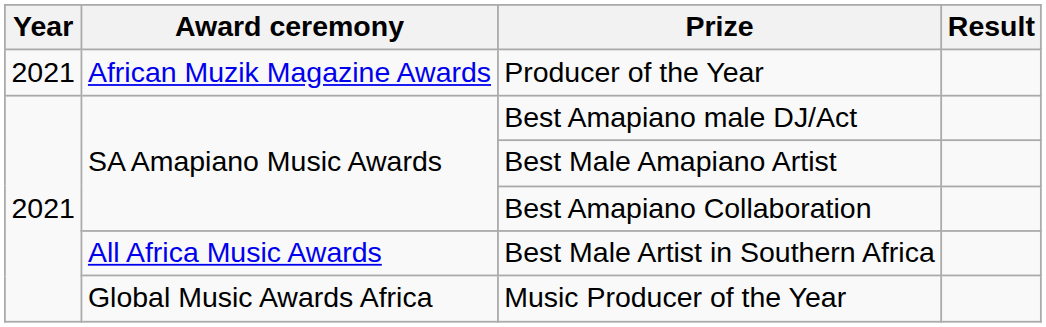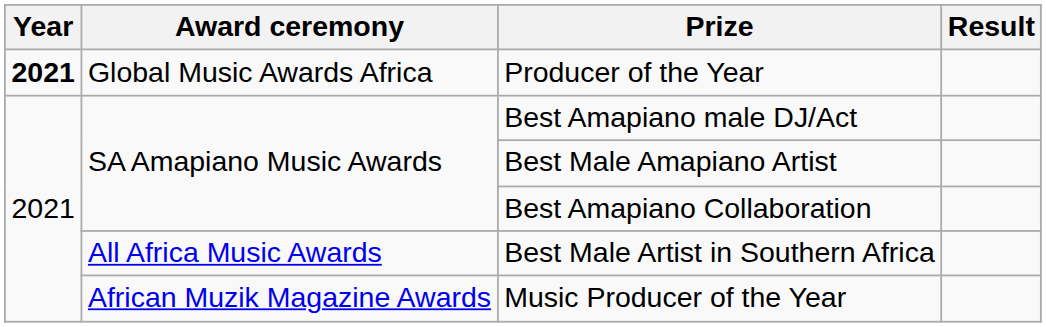(43, 72) normal -> (43, 72) bold
(289, 72) African Muzik Magazine Awards -> (260, 72) Global Music Awards Africa
(260, 298) Global Music Awards Africa -> (289, 298) African Muzik Magazine Awards
